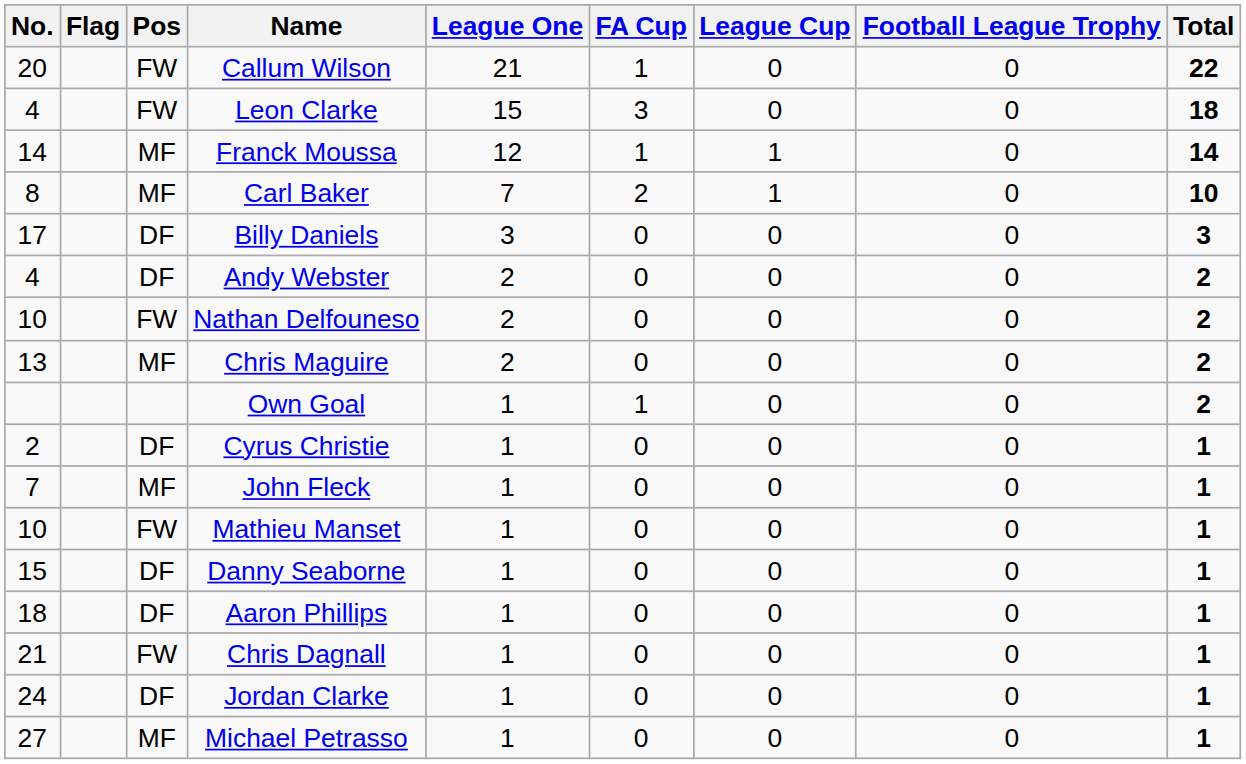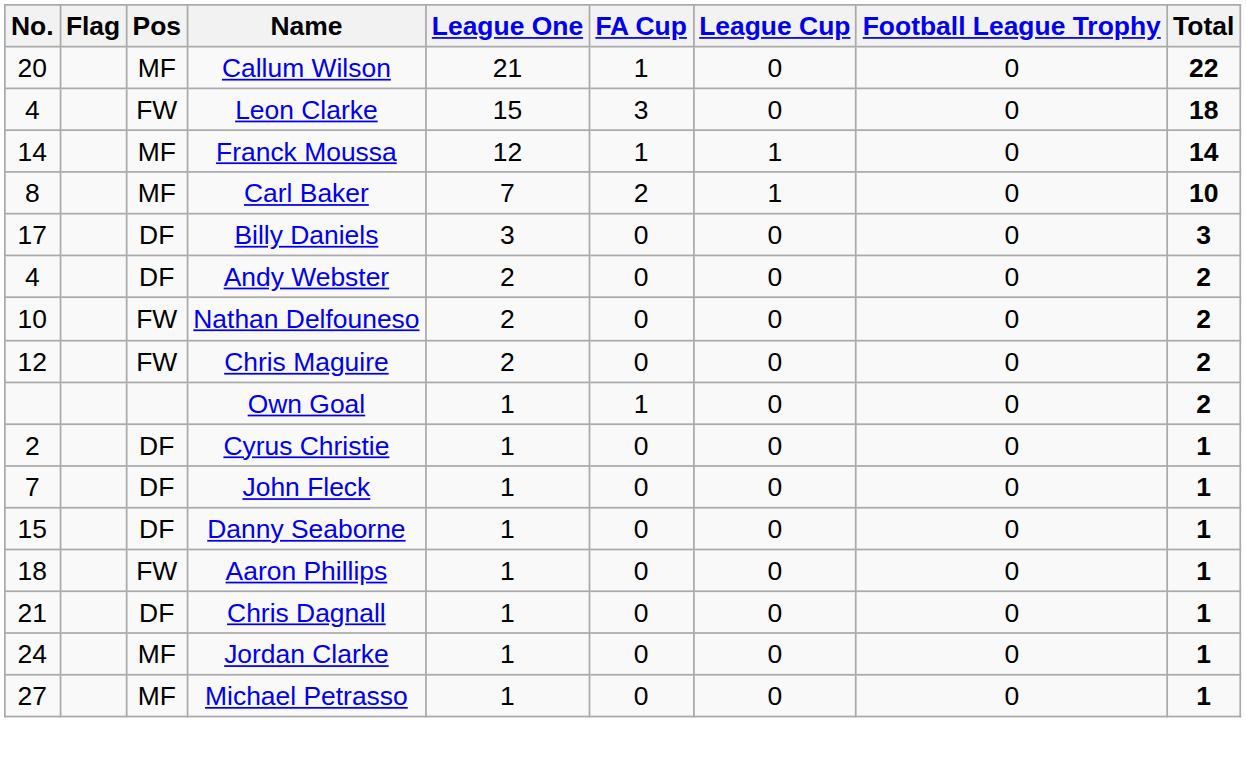(157, 68) FW -> (157, 68) MF
(32, 361) 13 -> (32, 361) 12
(157, 361) MF -> (157, 361) FW
(157, 487) MF -> (157, 487) DF
- row: (306, 528)
(157, 612) DF -> (157, 570) FW
(157, 654) FW -> (157, 612) DF
(157, 696) DF -> (157, 654) MF
